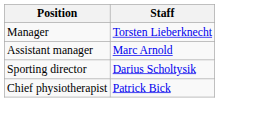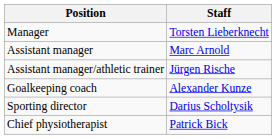+ row: (86, 69)
+ row: (52, 87)
